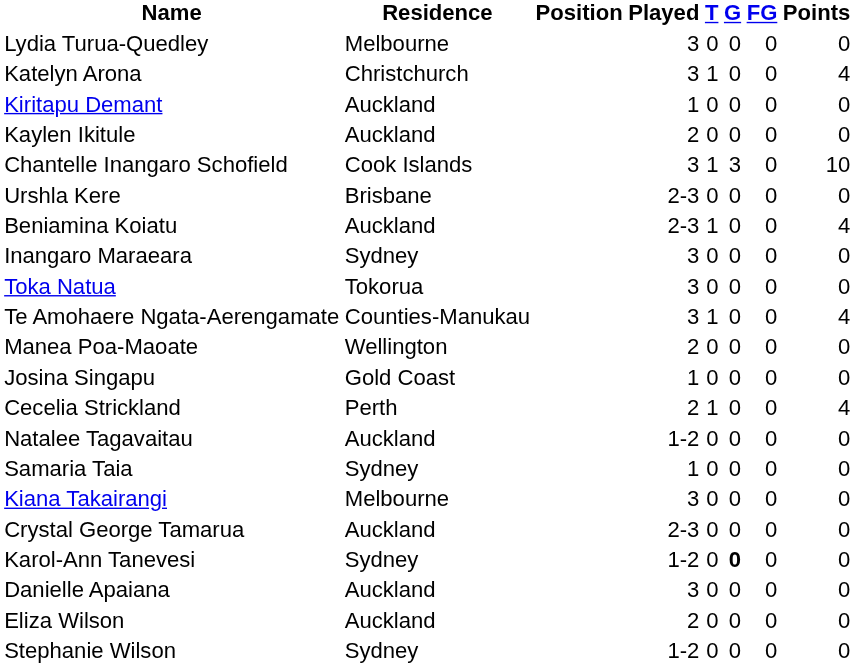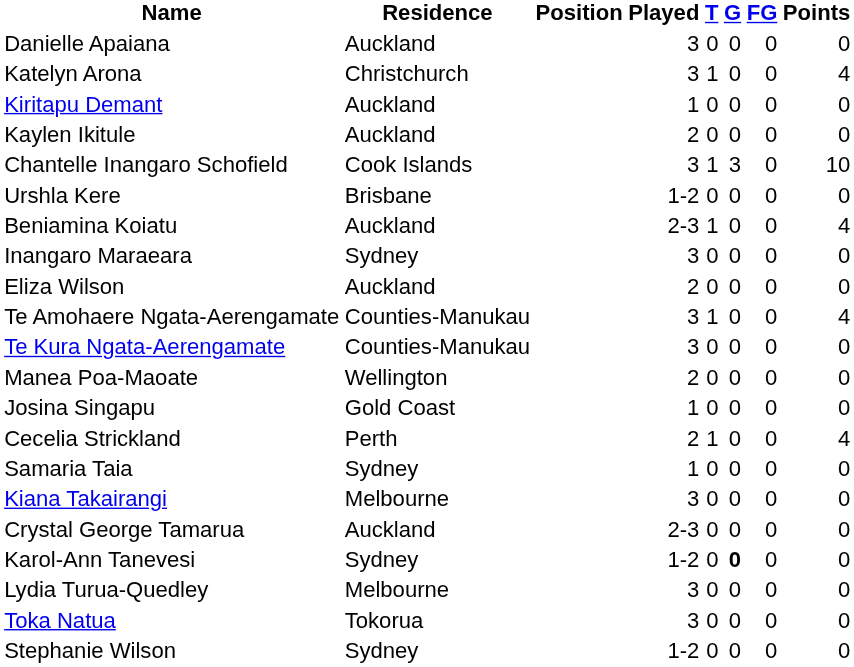rows swapped: (87, 590) <-> (106, 43)
(683, 195) 2-3 -> (683, 195) 1-2
rows swapped: (60, 286) <-> (64, 620)
+ row: (145, 347)
- row: (98, 438)
